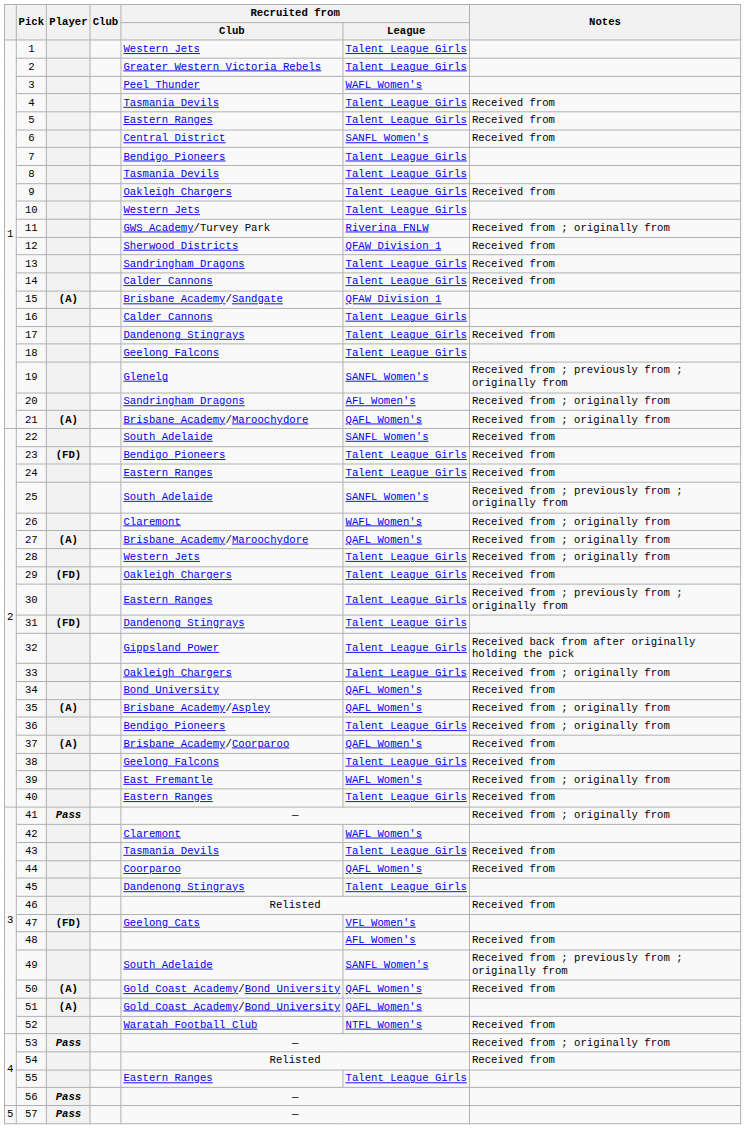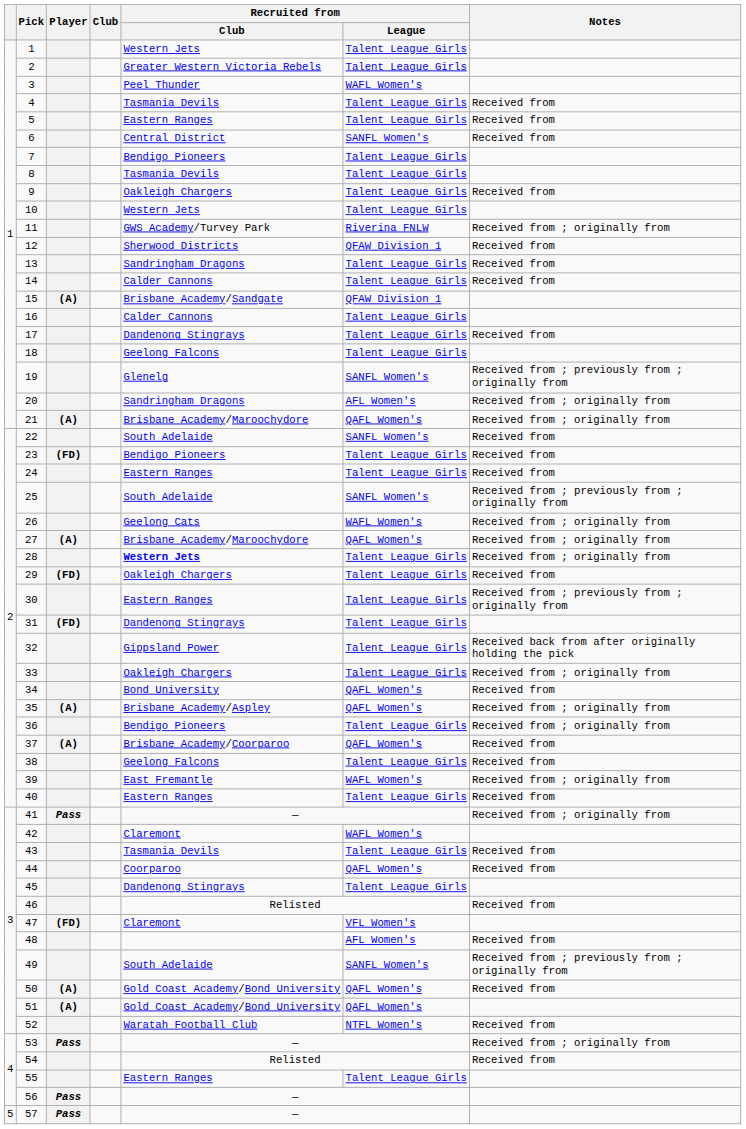(152, 522) Claremont -> (162, 522) Geelong Cats
(162, 557) normal -> (162, 557) bold
(162, 923) Geelong Cats -> (152, 923) Claremont
